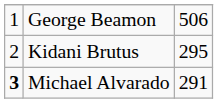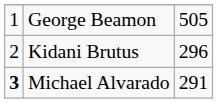(193, 20) 506 -> (193, 20) 505
(193, 51) 295 -> (193, 51) 296
